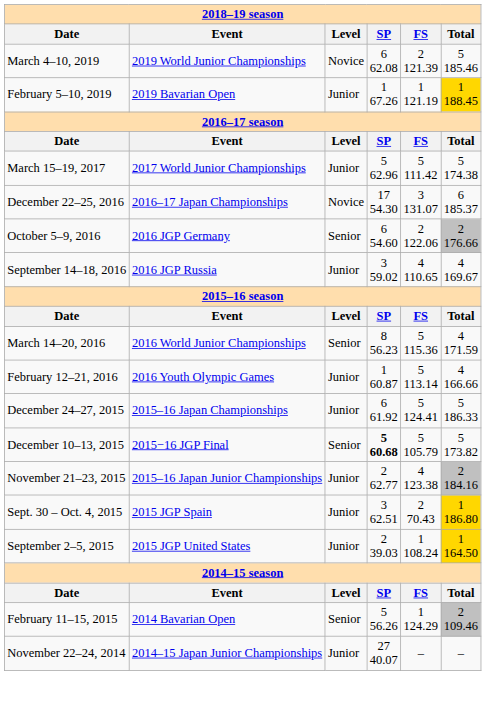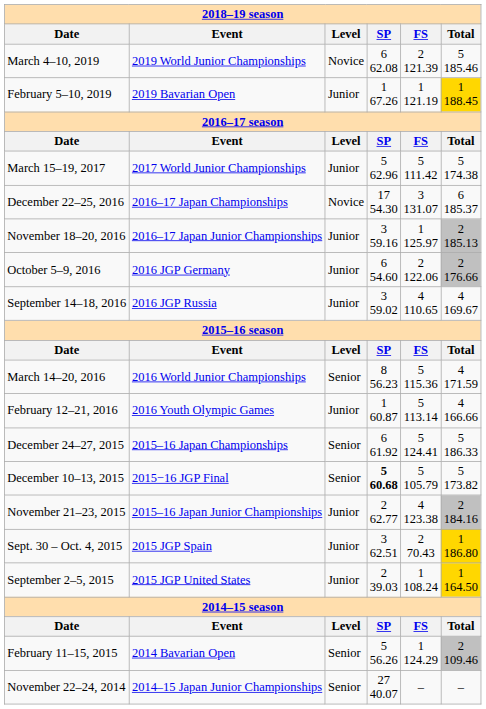+ row: (66, 235)
(344, 235) Senior -> (344, 269) Junior
(344, 410) Junior -> (344, 444) Senior
(344, 653) Junior -> (344, 687) Senior
